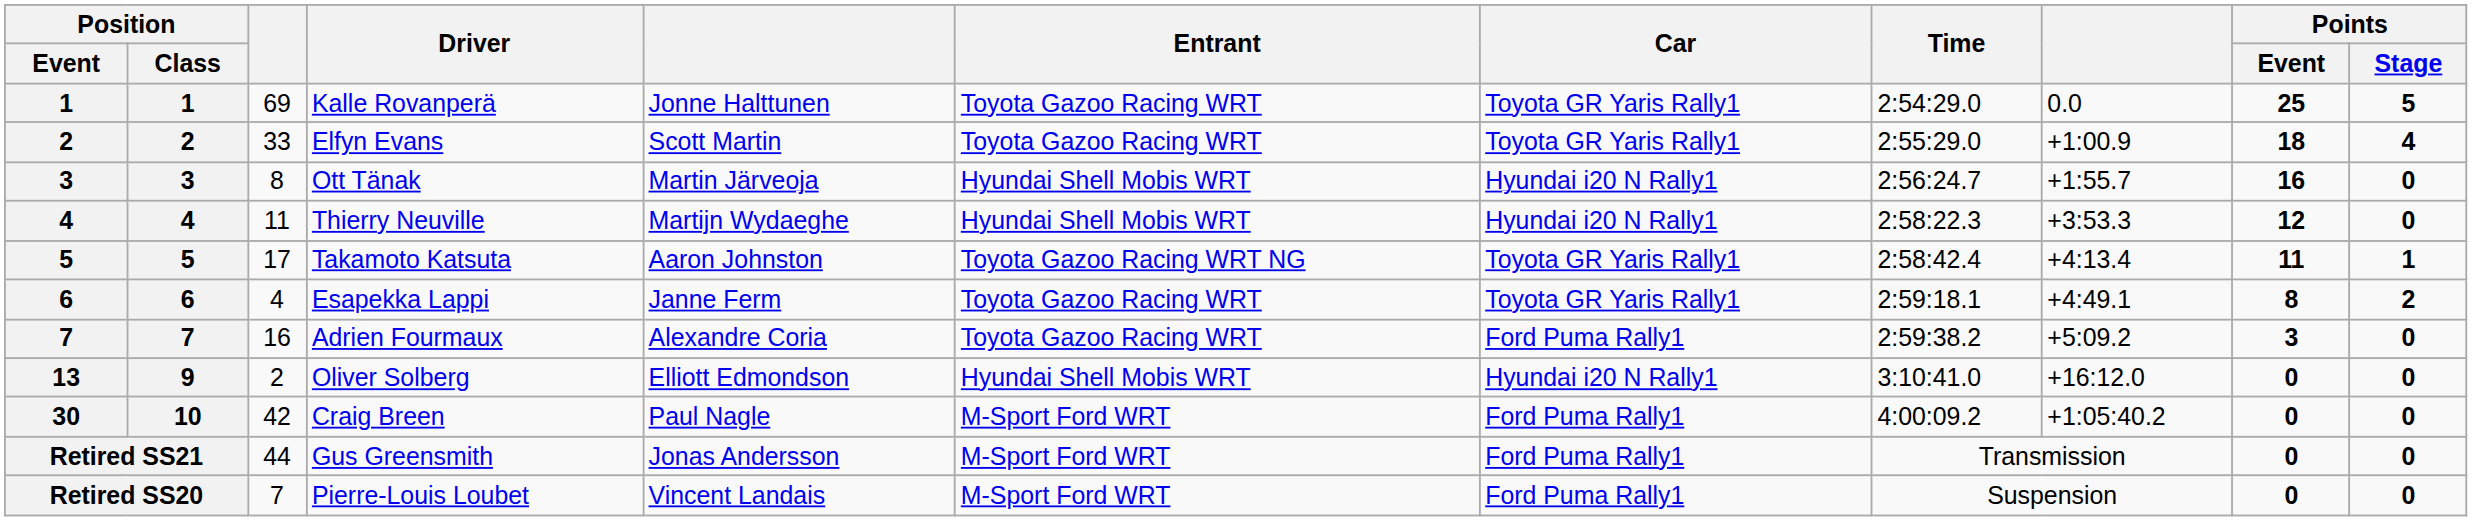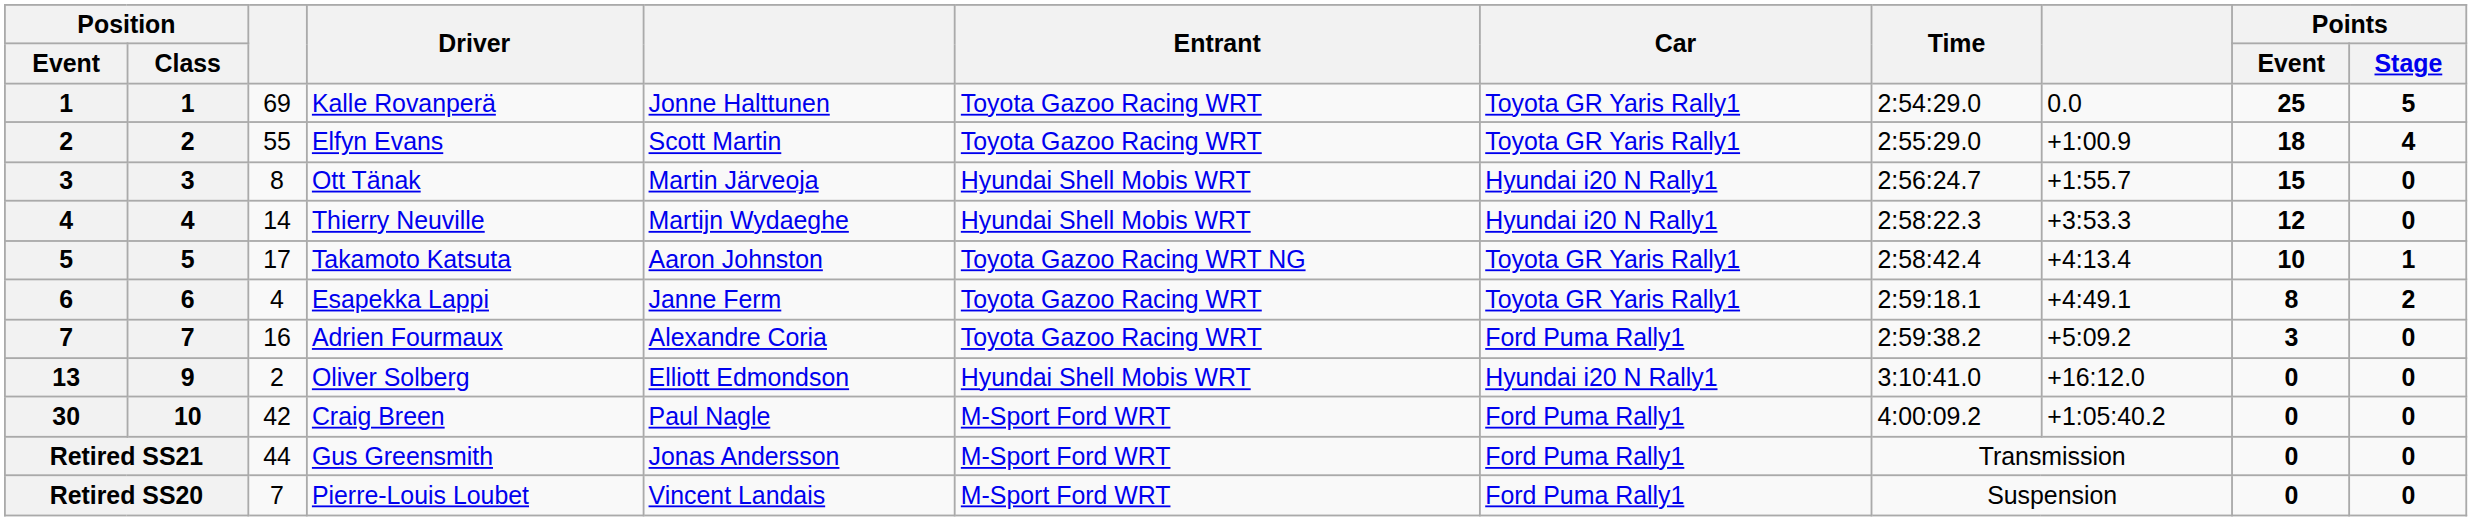(277, 142) 33 -> (277, 142) 55
(2291, 181) 16 -> (2291, 181) 15
(277, 220) 11 -> (277, 220) 14
(2291, 260) 11 -> (2291, 260) 10
